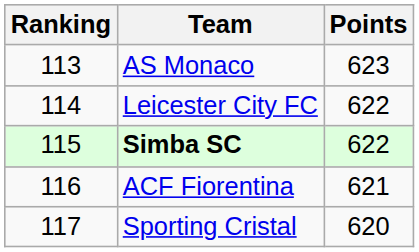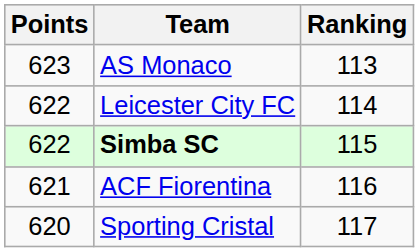columns swapped: (61, 24) <-> (368, 24)
